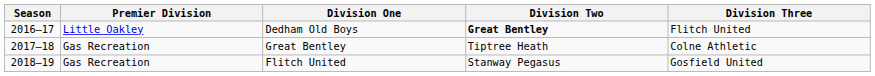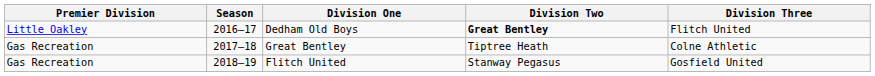columns swapped: (33, 13) <-> (162, 13)
